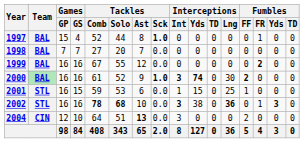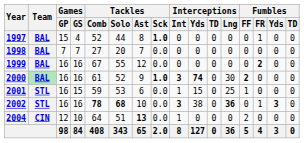(179, 118) 3 -> (179, 118) 1
